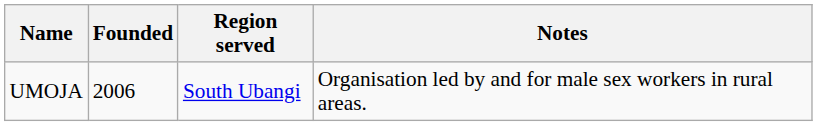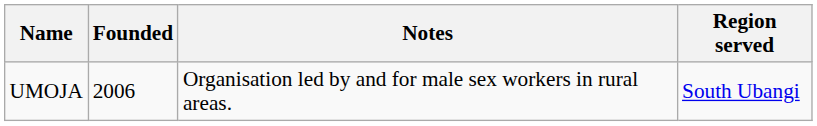columns swapped: (245, 33) <-> (562, 33)
